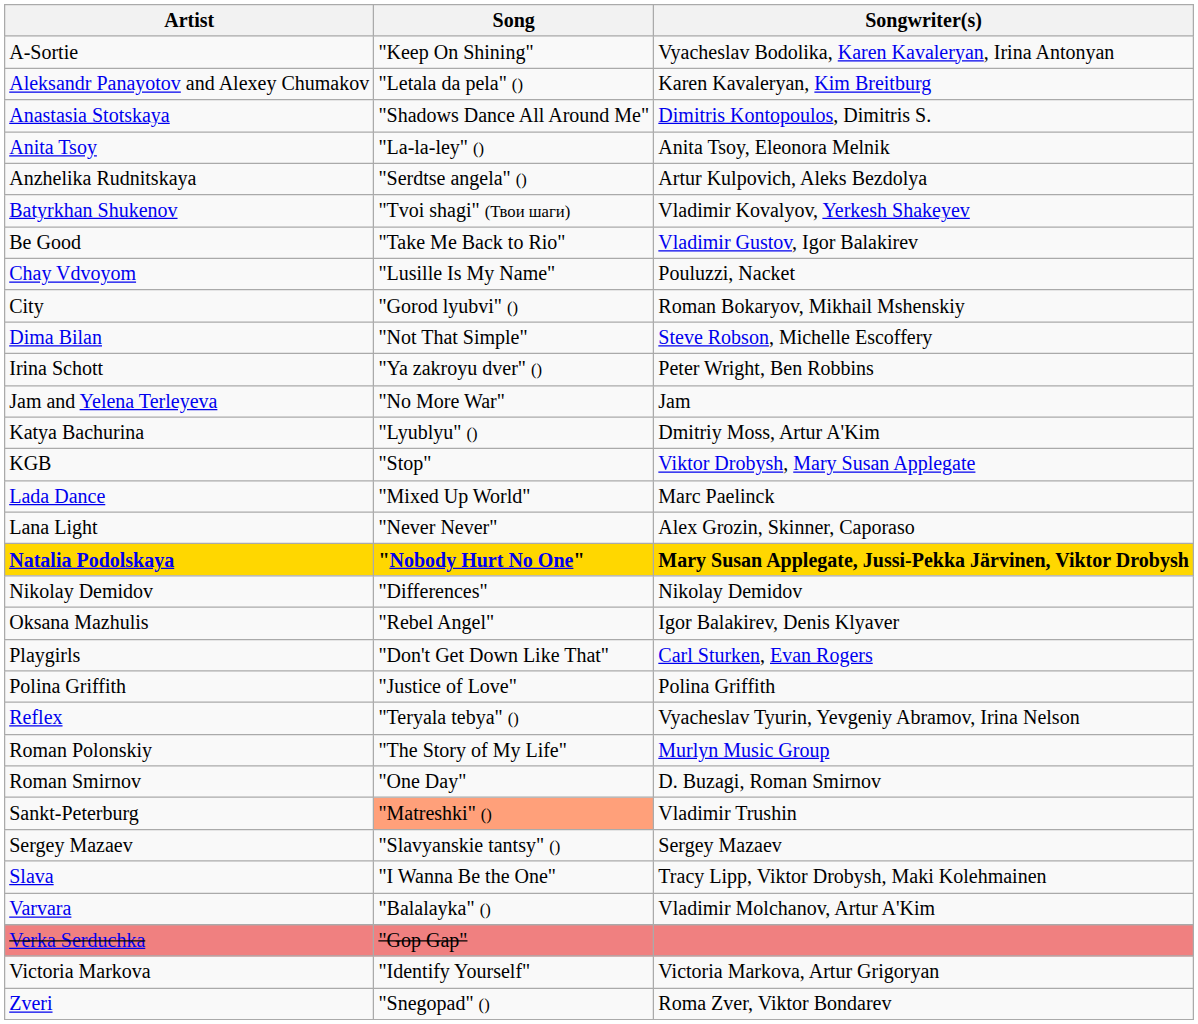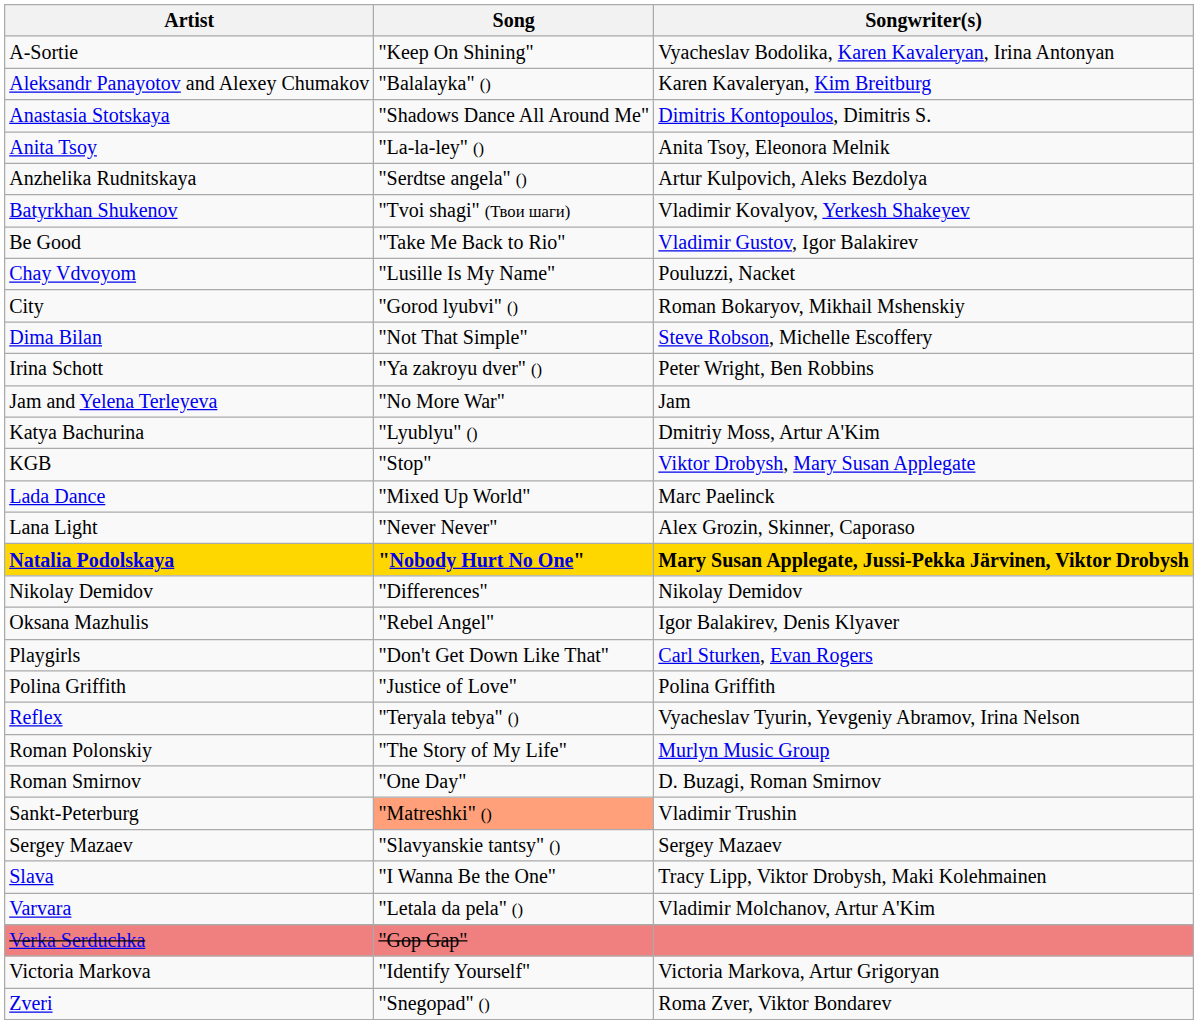(451, 83) "Letala da pela" () -> (435, 83) "Balalayka" ()
(435, 908) "Balalayka" () -> (451, 908) "Letala da pela" ()
